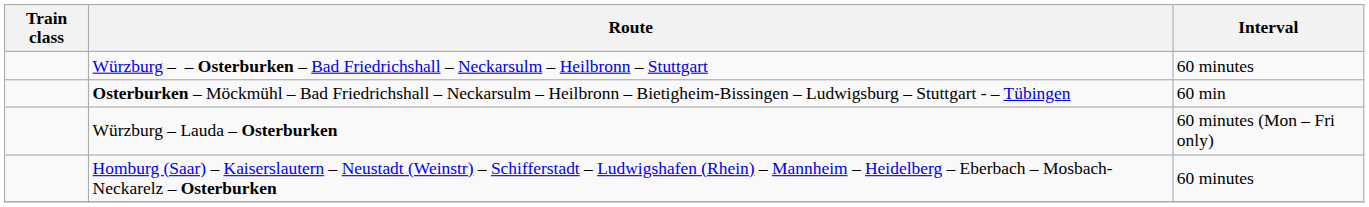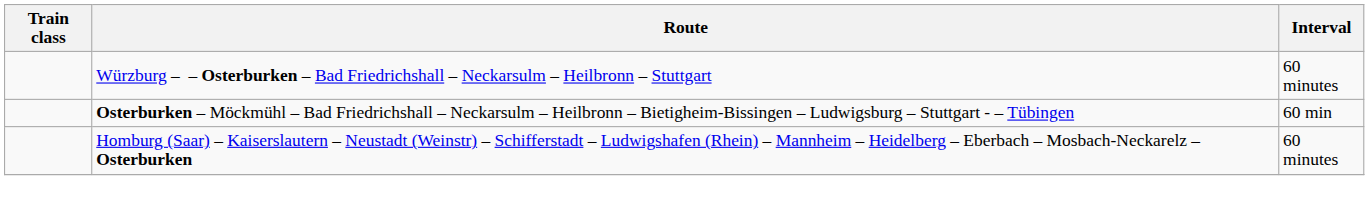- row: (215, 130)
